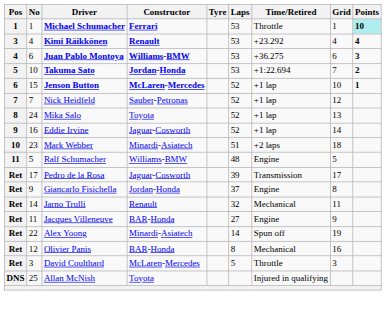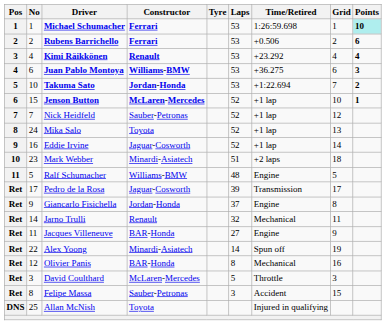(268, 26) Throttle -> (275, 26) 1:26:59.698
+ row: (81, 41)
+ row: (68, 292)
